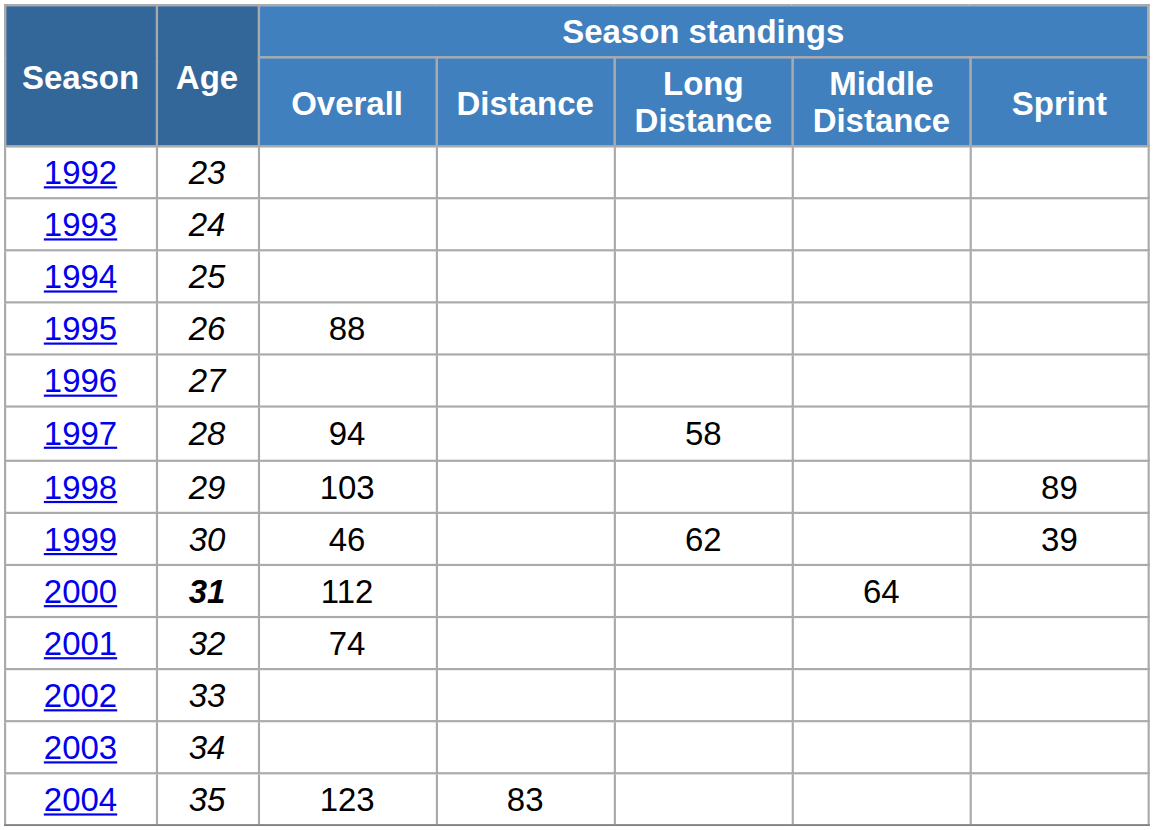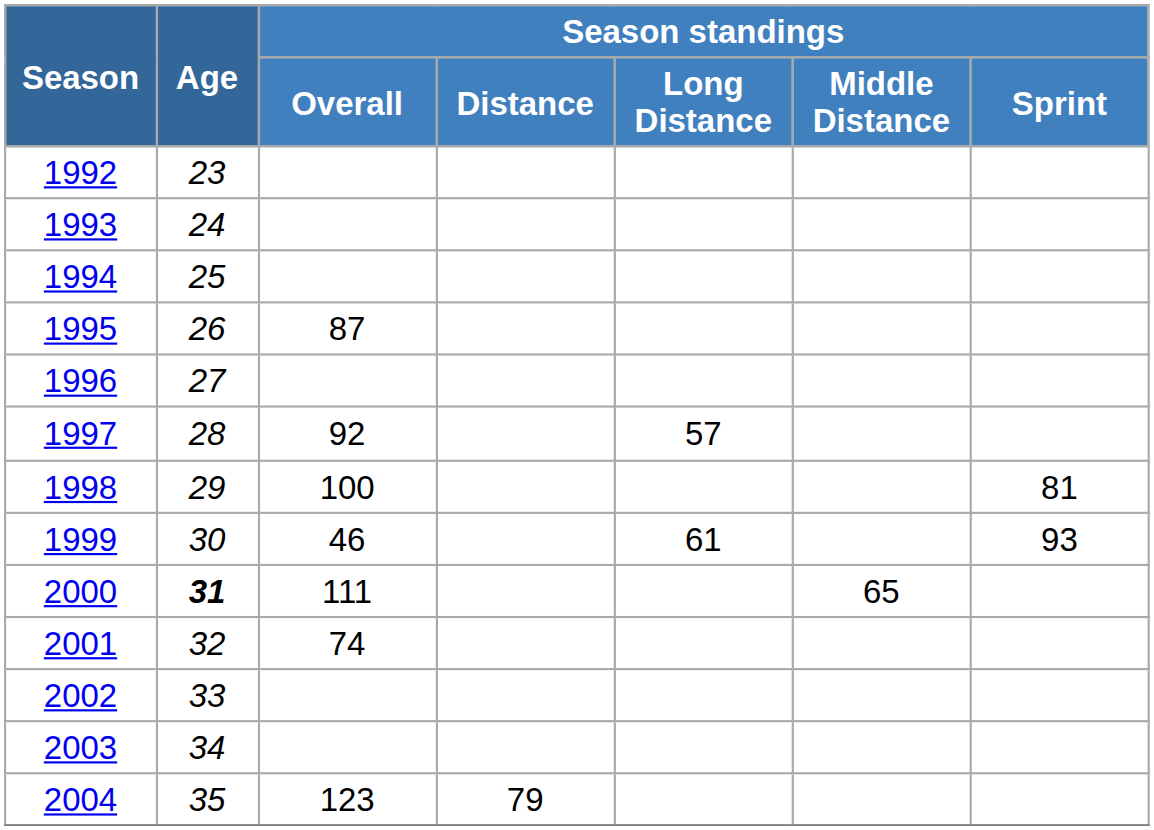(347, 329) 88 -> (347, 329) 87
(347, 434) 94 -> (347, 434) 92
(703, 434) 58 -> (703, 434) 57
(347, 486) 103 -> (347, 486) 100
(1059, 486) 89 -> (1059, 486) 81
(703, 538) 62 -> (703, 538) 61
(1059, 538) 39 -> (1059, 538) 93
(347, 590) 112 -> (347, 590) 111
(881, 590) 64 -> (881, 590) 65
(525, 799) 83 -> (525, 799) 79
